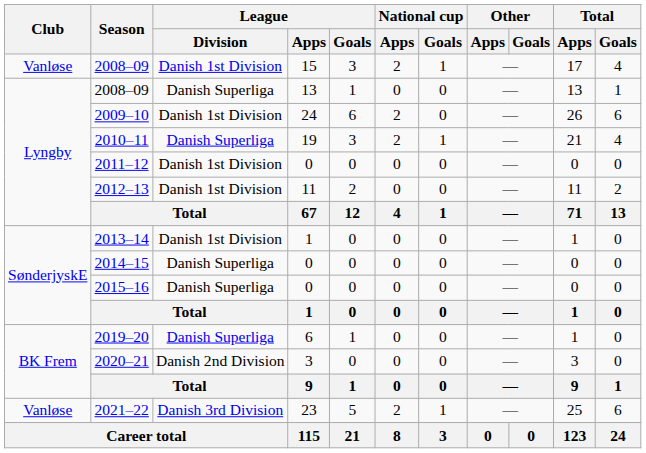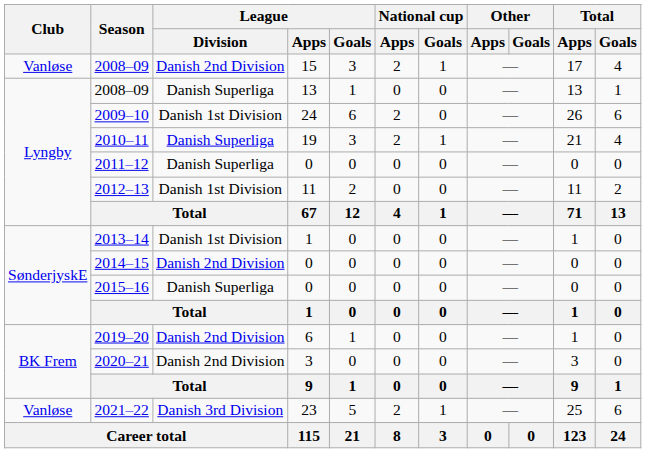(220, 66) Danish 1st Division -> (220, 66) Danish 2nd Division
(220, 164) Danish 1st Division -> (220, 164) Danish Superliga
(220, 262) Danish Superliga -> (220, 262) Danish 2nd Division
(220, 336) Danish Superliga -> (220, 336) Danish 2nd Division
